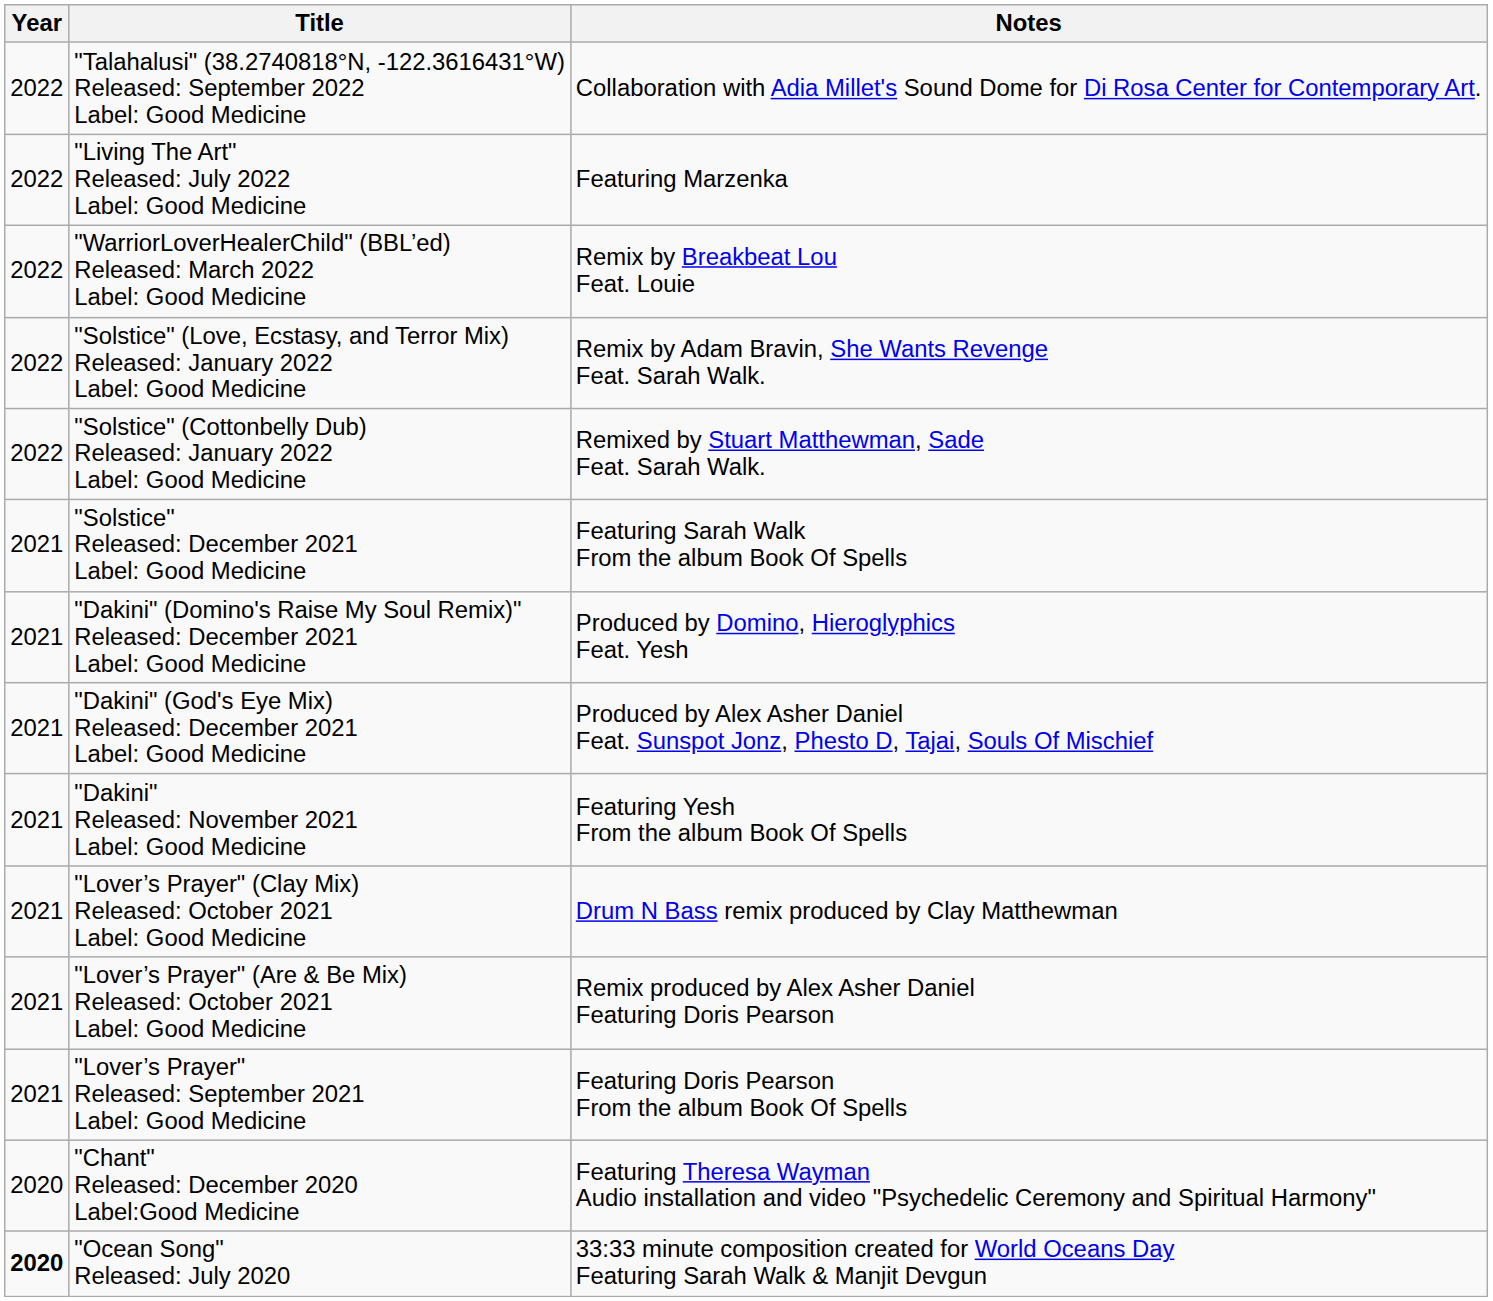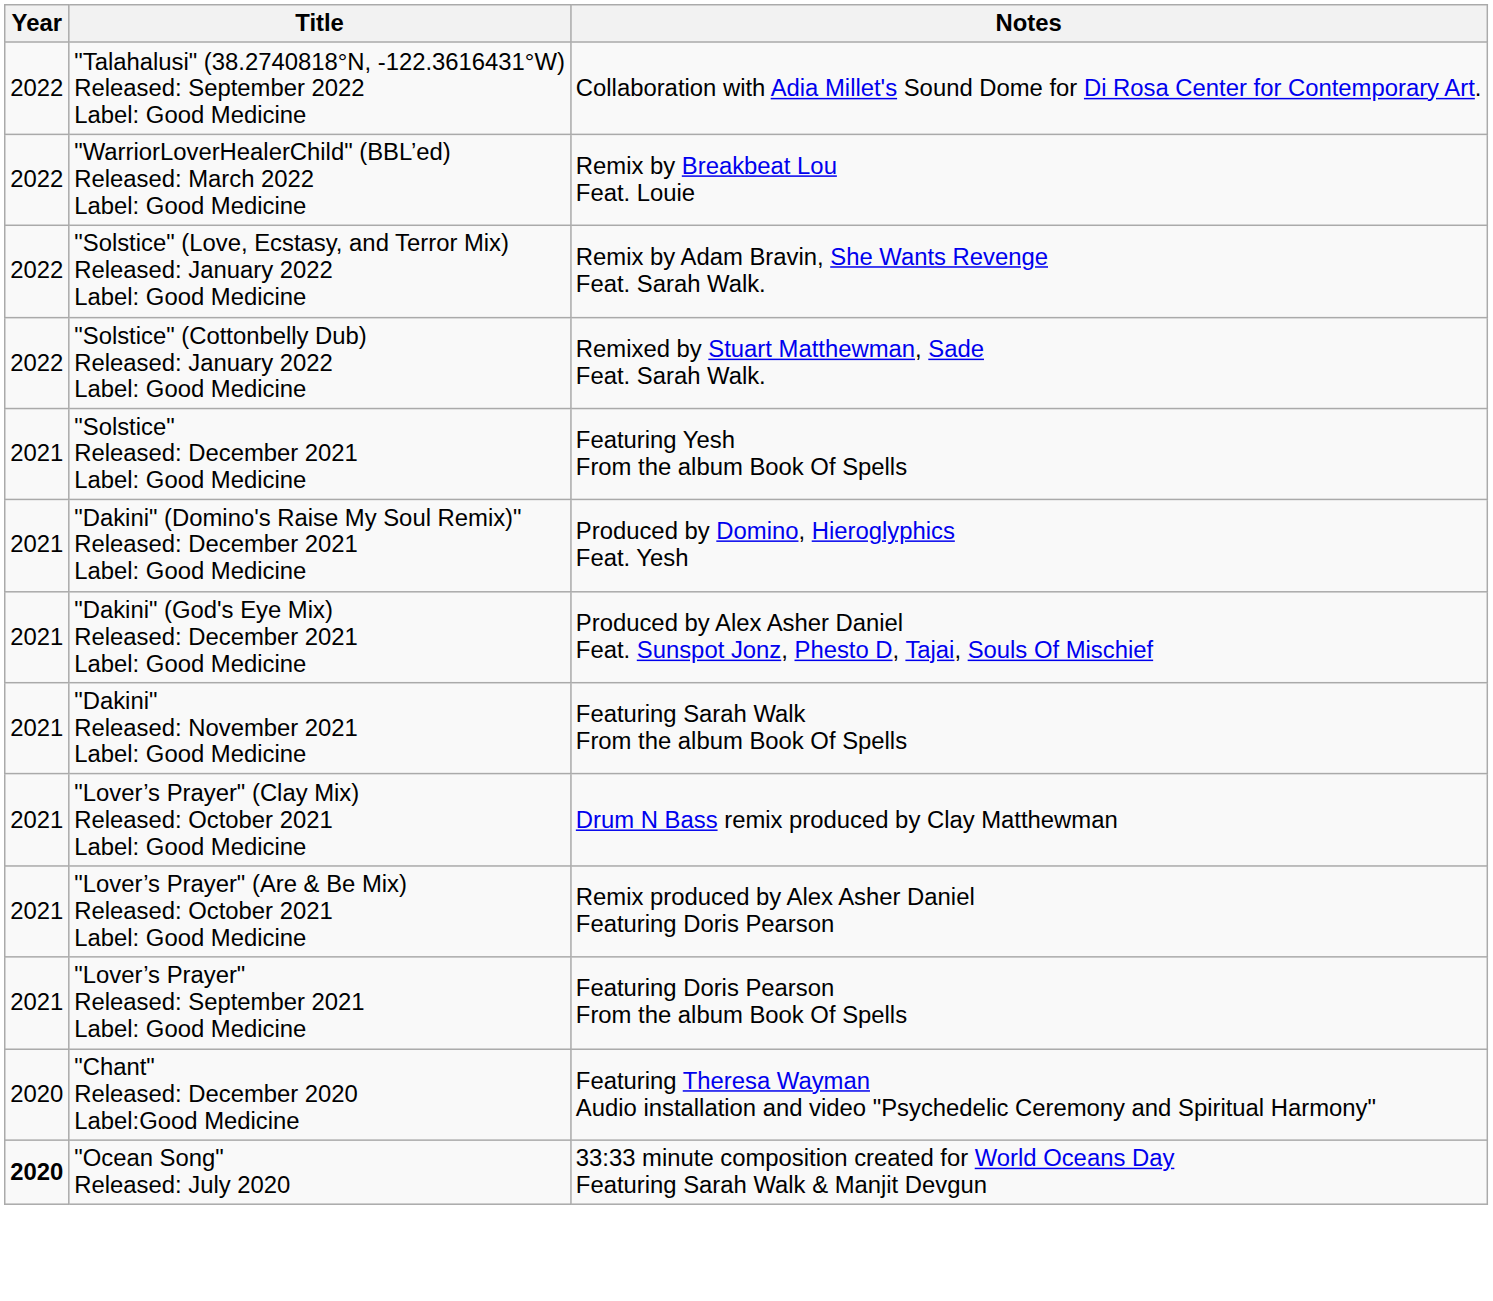- row: (190, 179)
(741, 545) Featuring Sarah Walk From the album Book Of Spells -> (741, 453) Featuring Yesh From the album Book Of Spells
(741, 819) Featuring Yesh From the album Book Of Spells -> (741, 728) Featuring Sarah Walk From the album Book Of Spells
